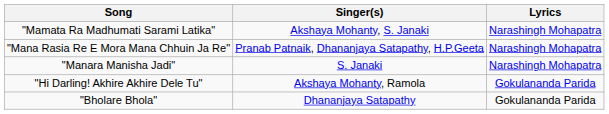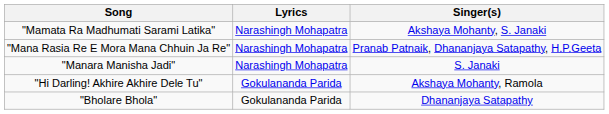columns swapped: (545, 13) <-> (360, 13)
